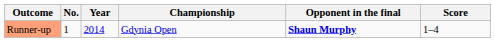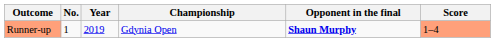(94, 29) 2014 -> (94, 29) 2019
(431, 29) no background -> (431, 29) lightsalmon background
